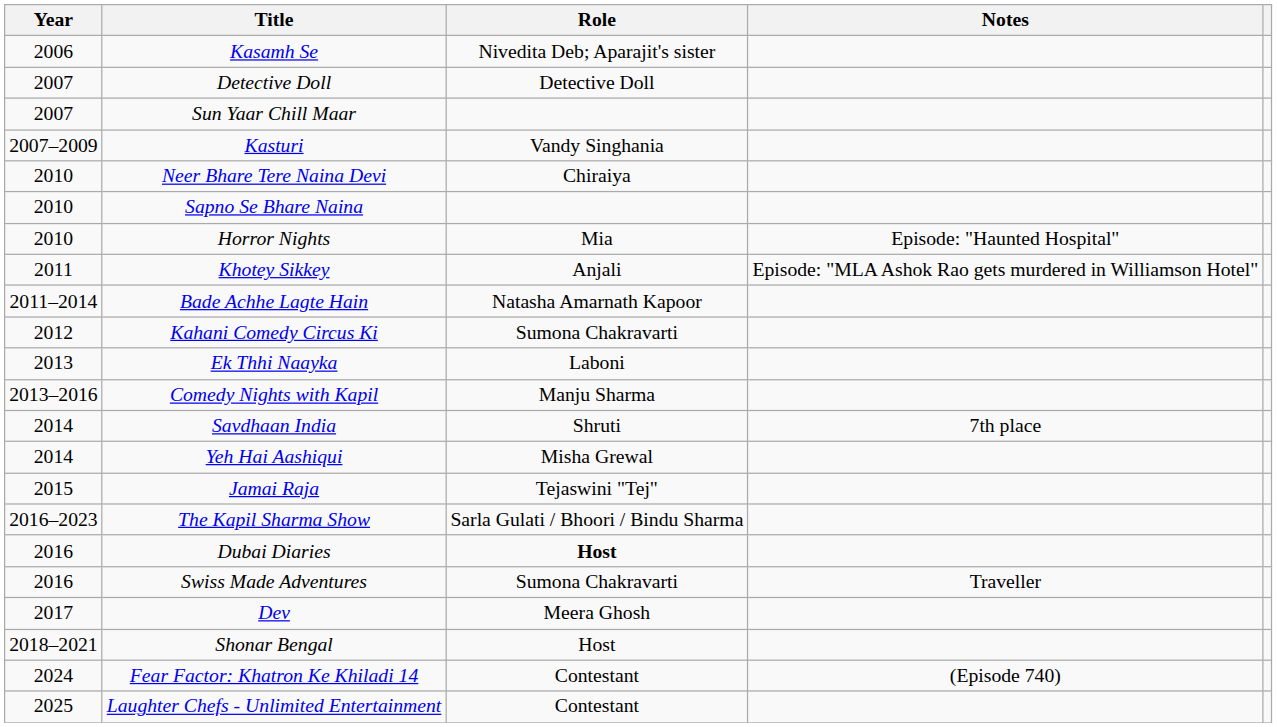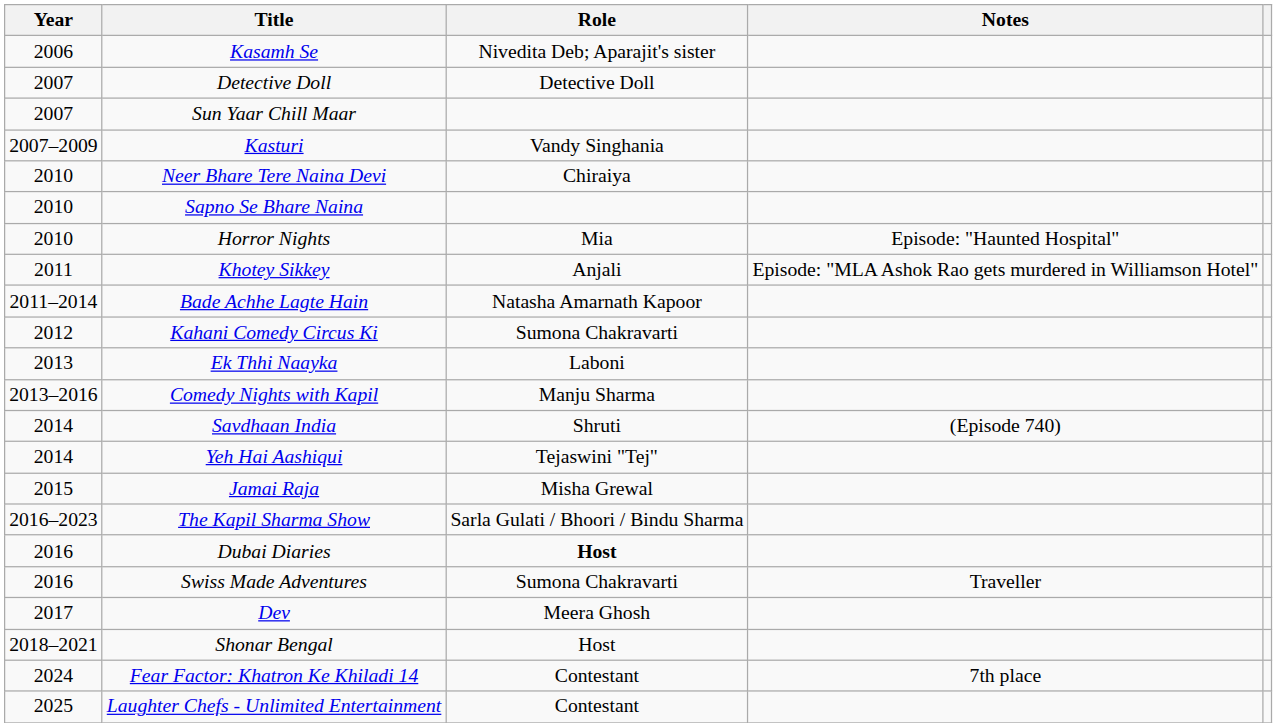(1005, 425) 7th place -> (1005, 425) (Episode 740)
(597, 457) Misha Grewal -> (597, 457) Tejaswini "Tej"
(597, 488) Tejaswini "Tej" -> (597, 488) Misha Grewal
(1005, 675) (Episode 740) -> (1005, 675) 7th place
